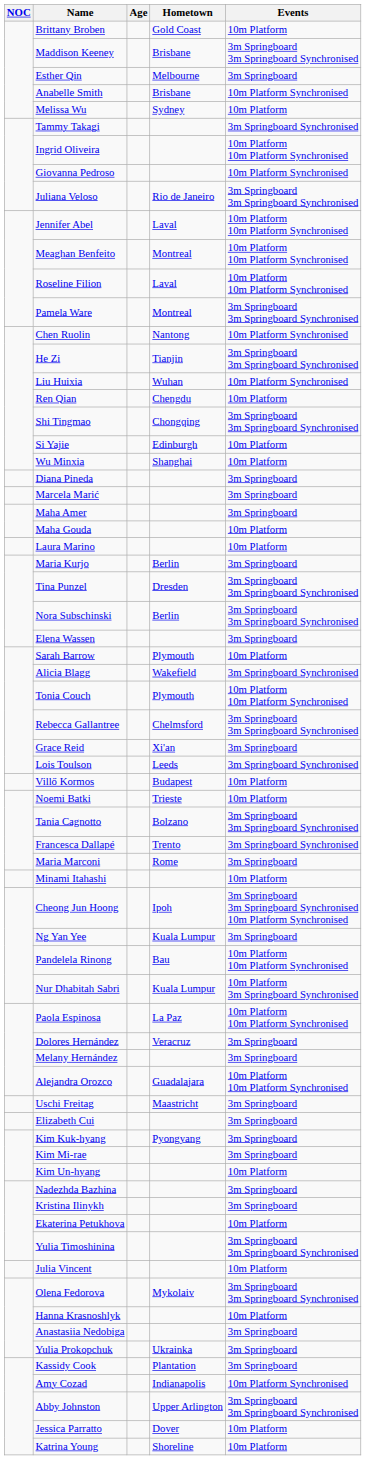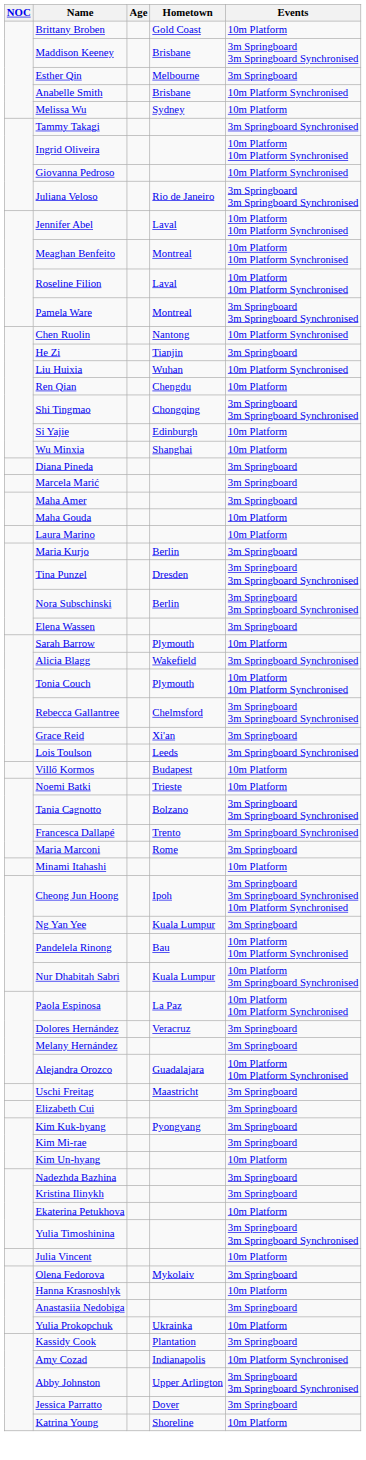(293, 358) 3m Springboard 3m Springboard Synchronised -> (263, 352) 3m Springboard
(293, 1292) 3m Springboard 3m Springboard Synchronised -> (263, 1274) 3m Springboard
(263, 1349) 3m Springboard -> (257, 1325) 10m Platform
(257, 1429) 10m Platform -> (263, 1405) 3m Springboard
